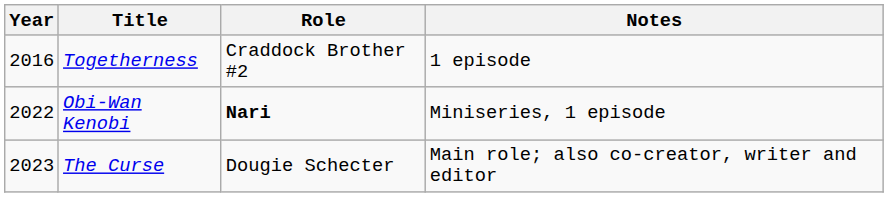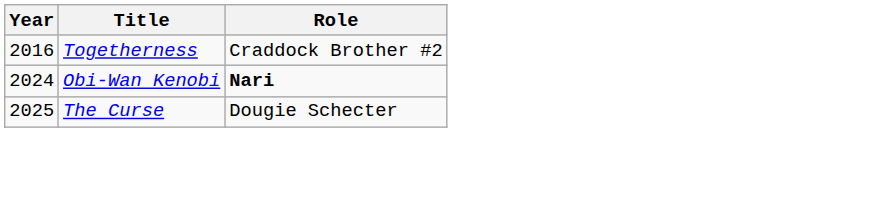- column: (654, 20)
(32, 113) 2022 -> (32, 81) 2024
(32, 166) 2023 -> (32, 112) 2025
